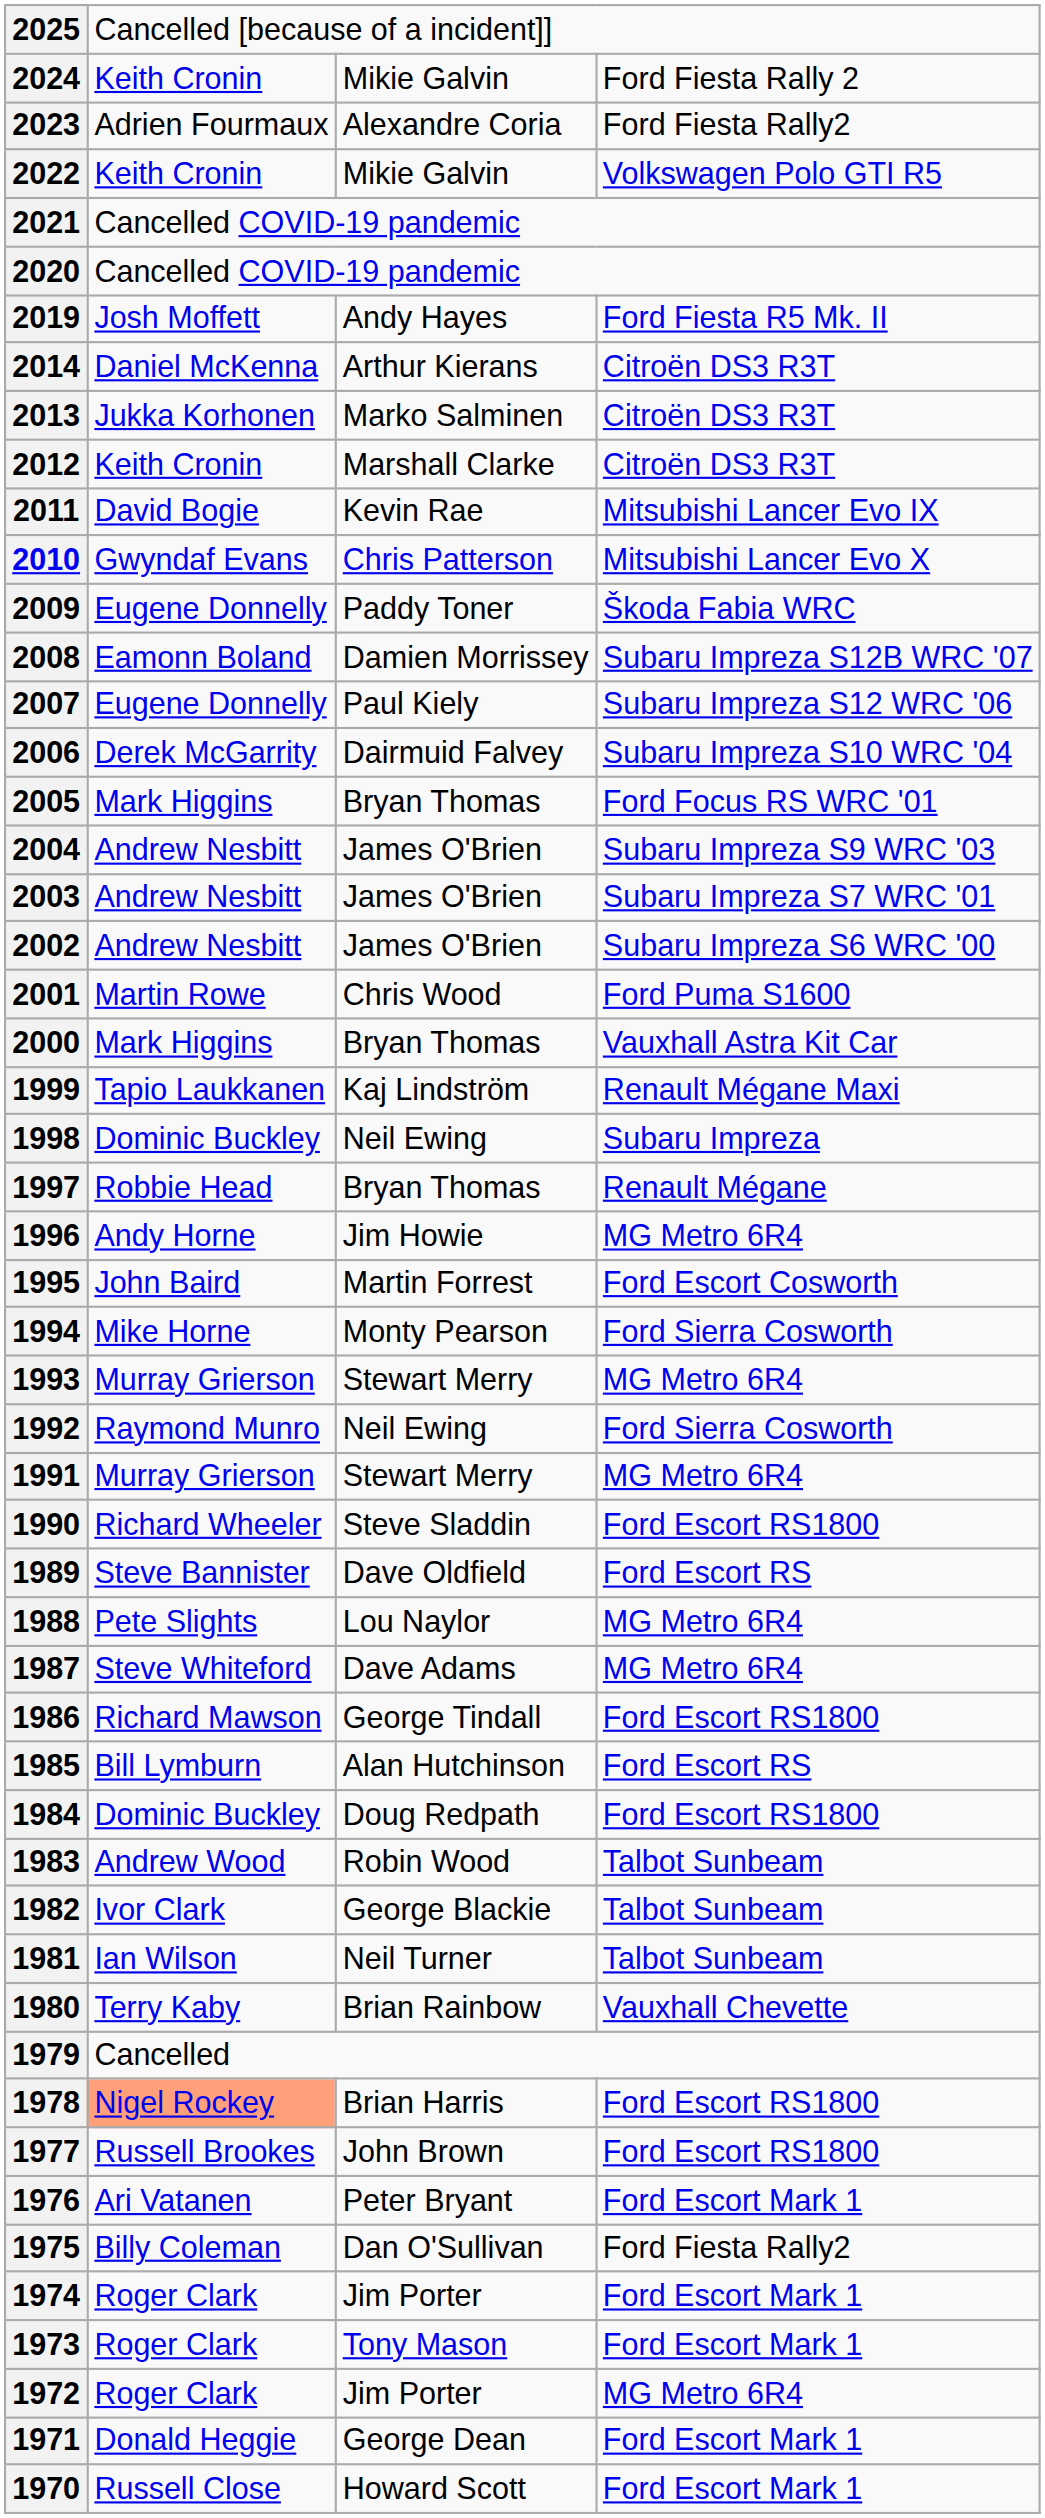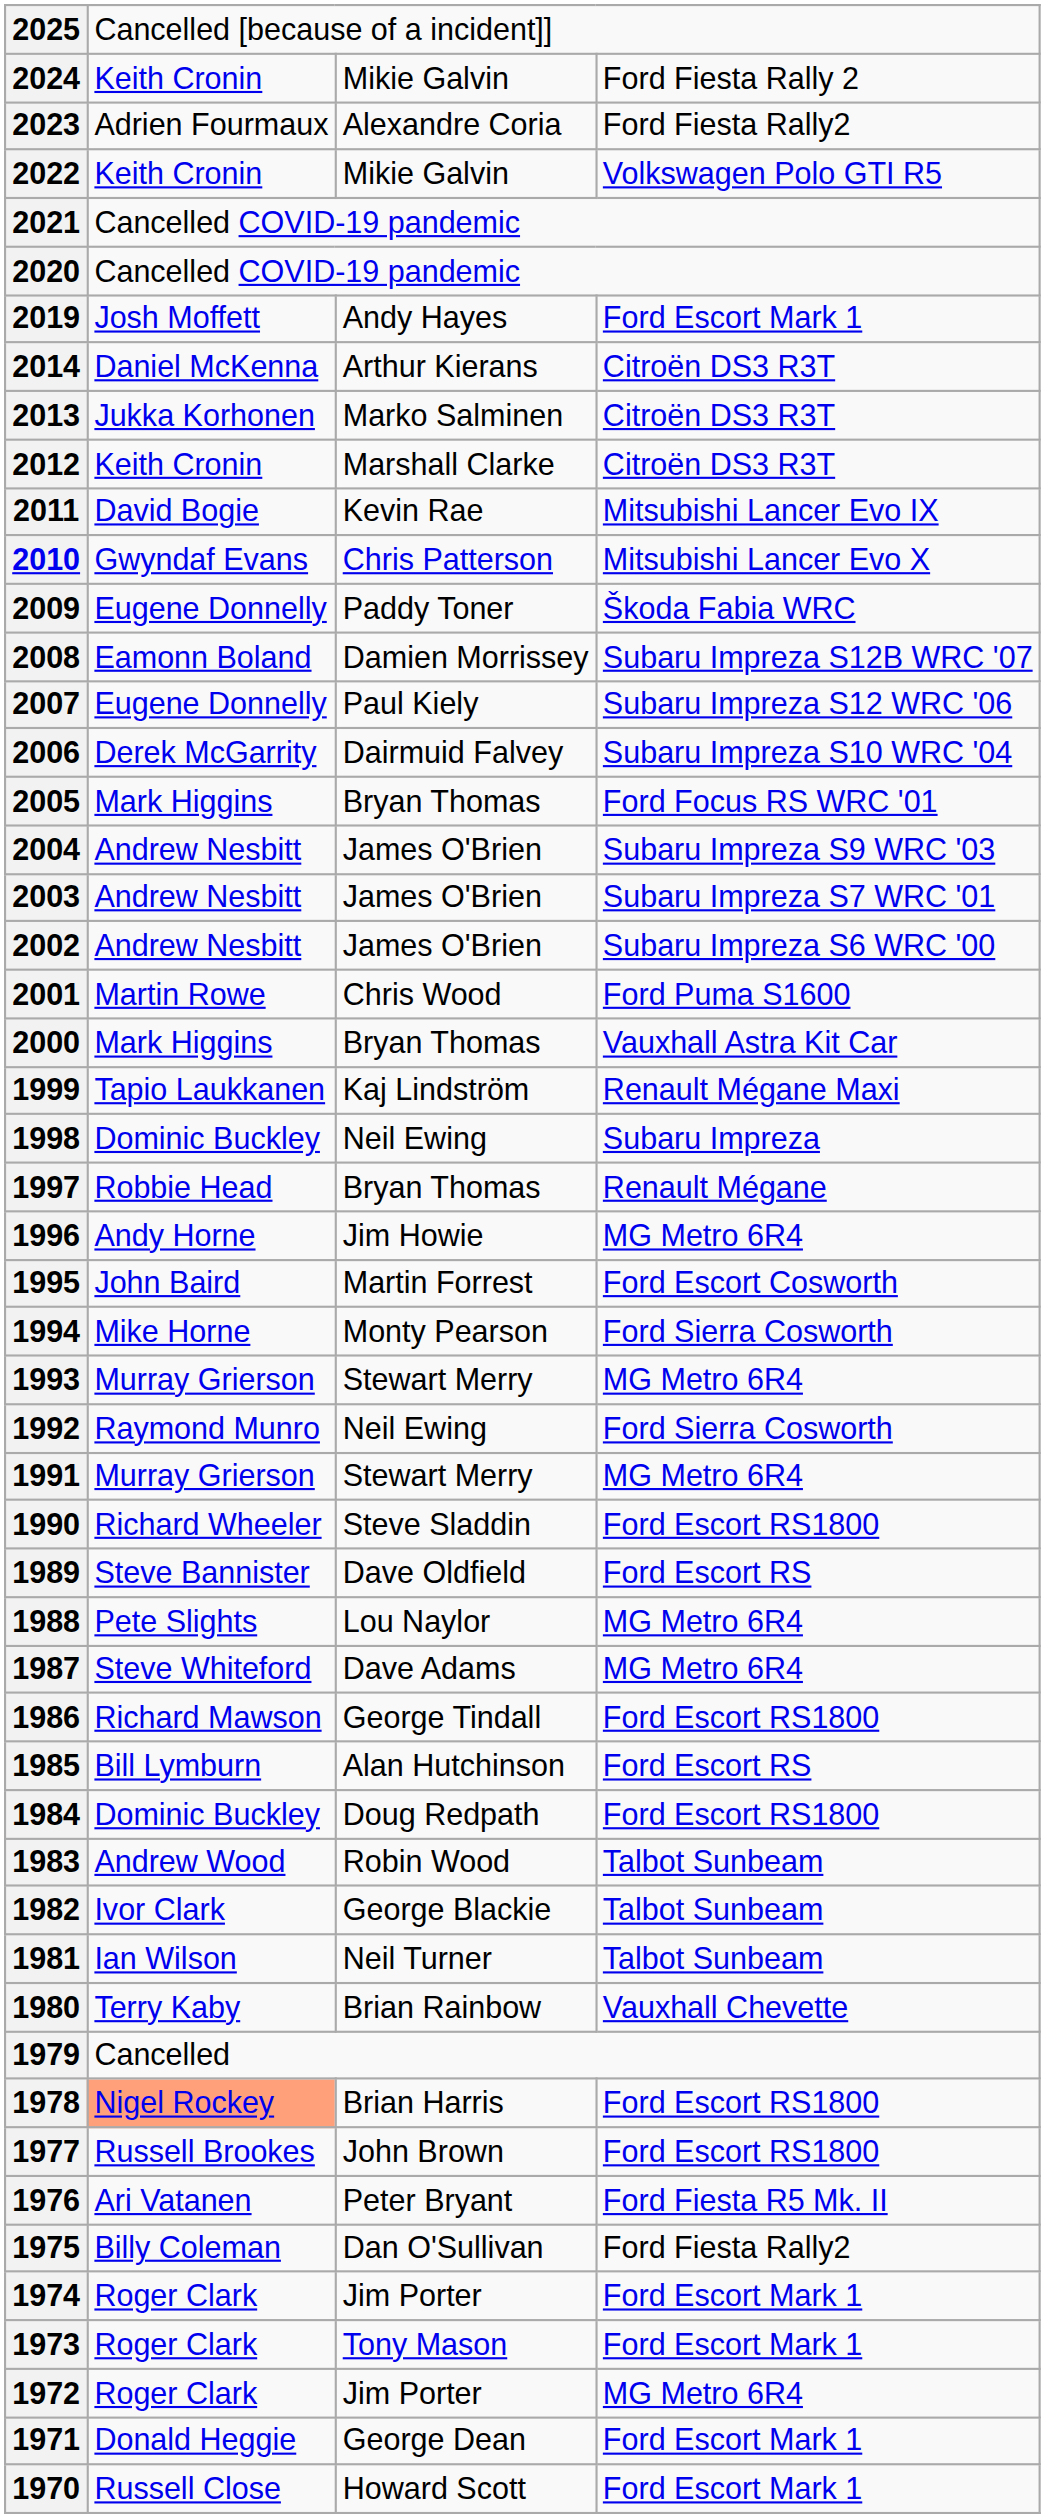(745, 319) Ford Fiesta R5 Mk. II -> (733, 319) Ford Escort Mark 1
(733, 2200) Ford Escort Mark 1 -> (745, 2200) Ford Fiesta R5 Mk. II
